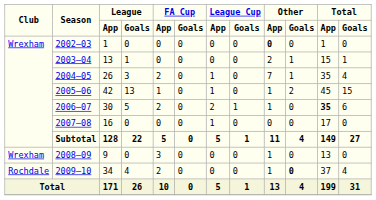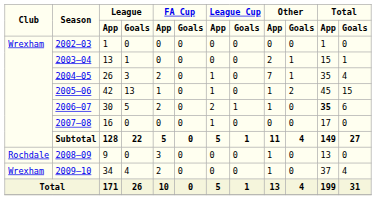(270, 44) bold -> (270, 44) normal
(26, 155) Wrexham -> (29, 155) Rochdale
(29, 171) Rochdale -> (26, 171) Wrexham
(291, 171) bold -> (291, 171) normal
